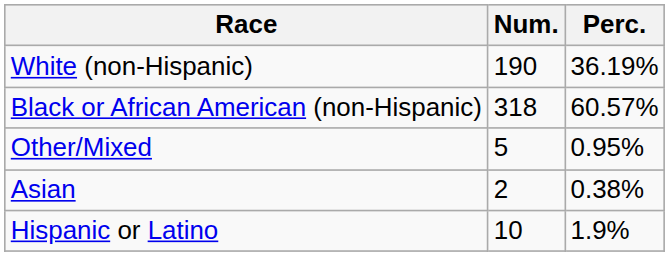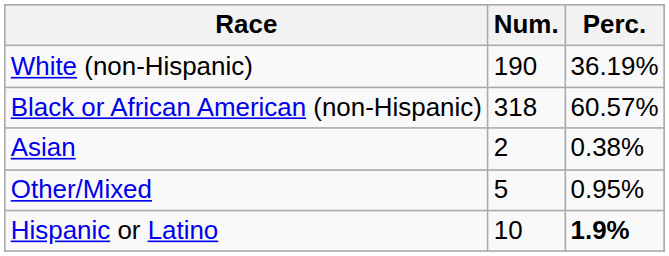rows swapped: (43, 189) <-> (81, 148)
(600, 230) normal -> (600, 230) bold
